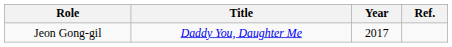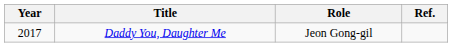columns swapped: (377, 13) <-> (68, 13)
